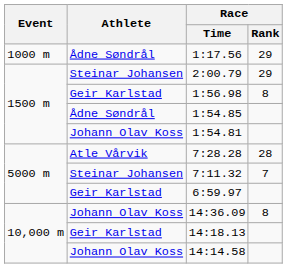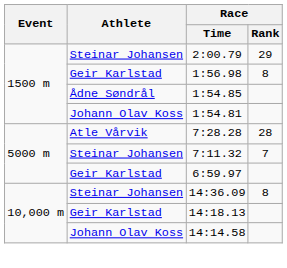- row: (217, 54)
(126, 213) Johann Olav Koss -> (126, 193) Steinar Johansen
